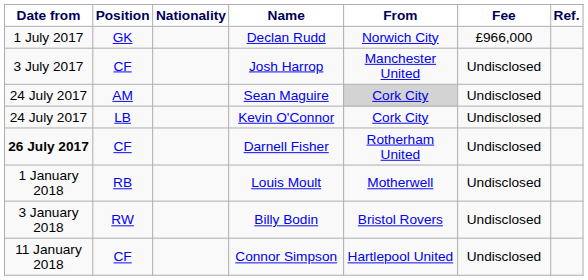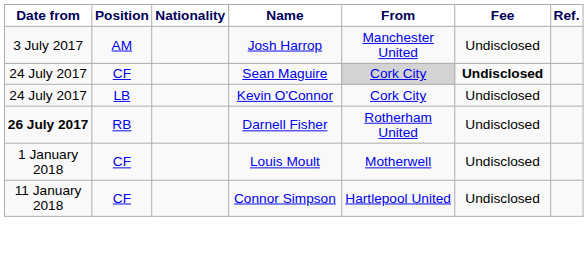- row: (286, 37)
(123, 66) CF -> (122, 45) AM
(123, 96) AM -> (122, 74) CF
(504, 96) normal -> (503, 74) bold
(123, 147) CF -> (122, 125) RB
(123, 183) RB -> (122, 162) CF
- row: (286, 220)
